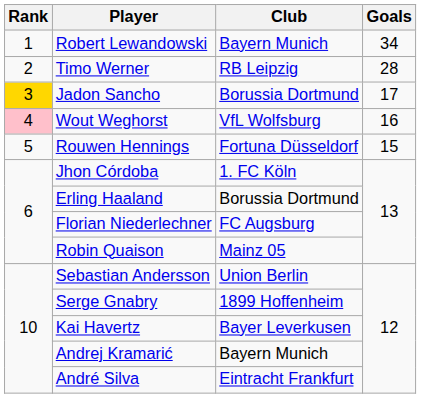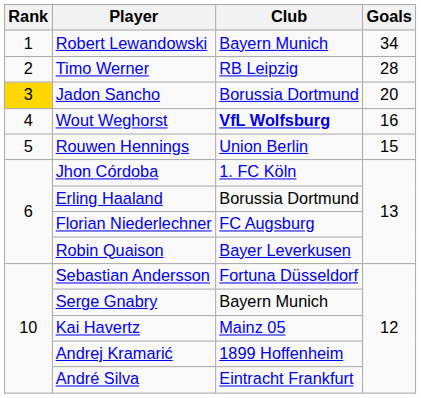(389, 95) 17 -> (389, 95) 20
(28, 120) pink background -> (28, 120) no background
(270, 120) normal -> (275, 120) bold
(289, 146) Fortuna Düsseldorf -> (264, 146) Union Berlin
(252, 250) Mainz 05 -> (285, 250) Bayer Leverkusen
(264, 276) Union Berlin -> (289, 276) Fortuna Düsseldorf
(281, 302) 1899 Hoffenheim -> (274, 302) Bayern Munich
(285, 328) Bayer Leverkusen -> (252, 328) Mainz 05
(274, 353) Bayern Munich -> (281, 353) 1899 Hoffenheim
